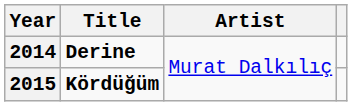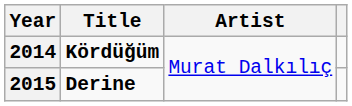(101, 52) Derine -> (112, 52) Kördüğüm
(112, 84) Kördüğüm -> (101, 84) Derine
